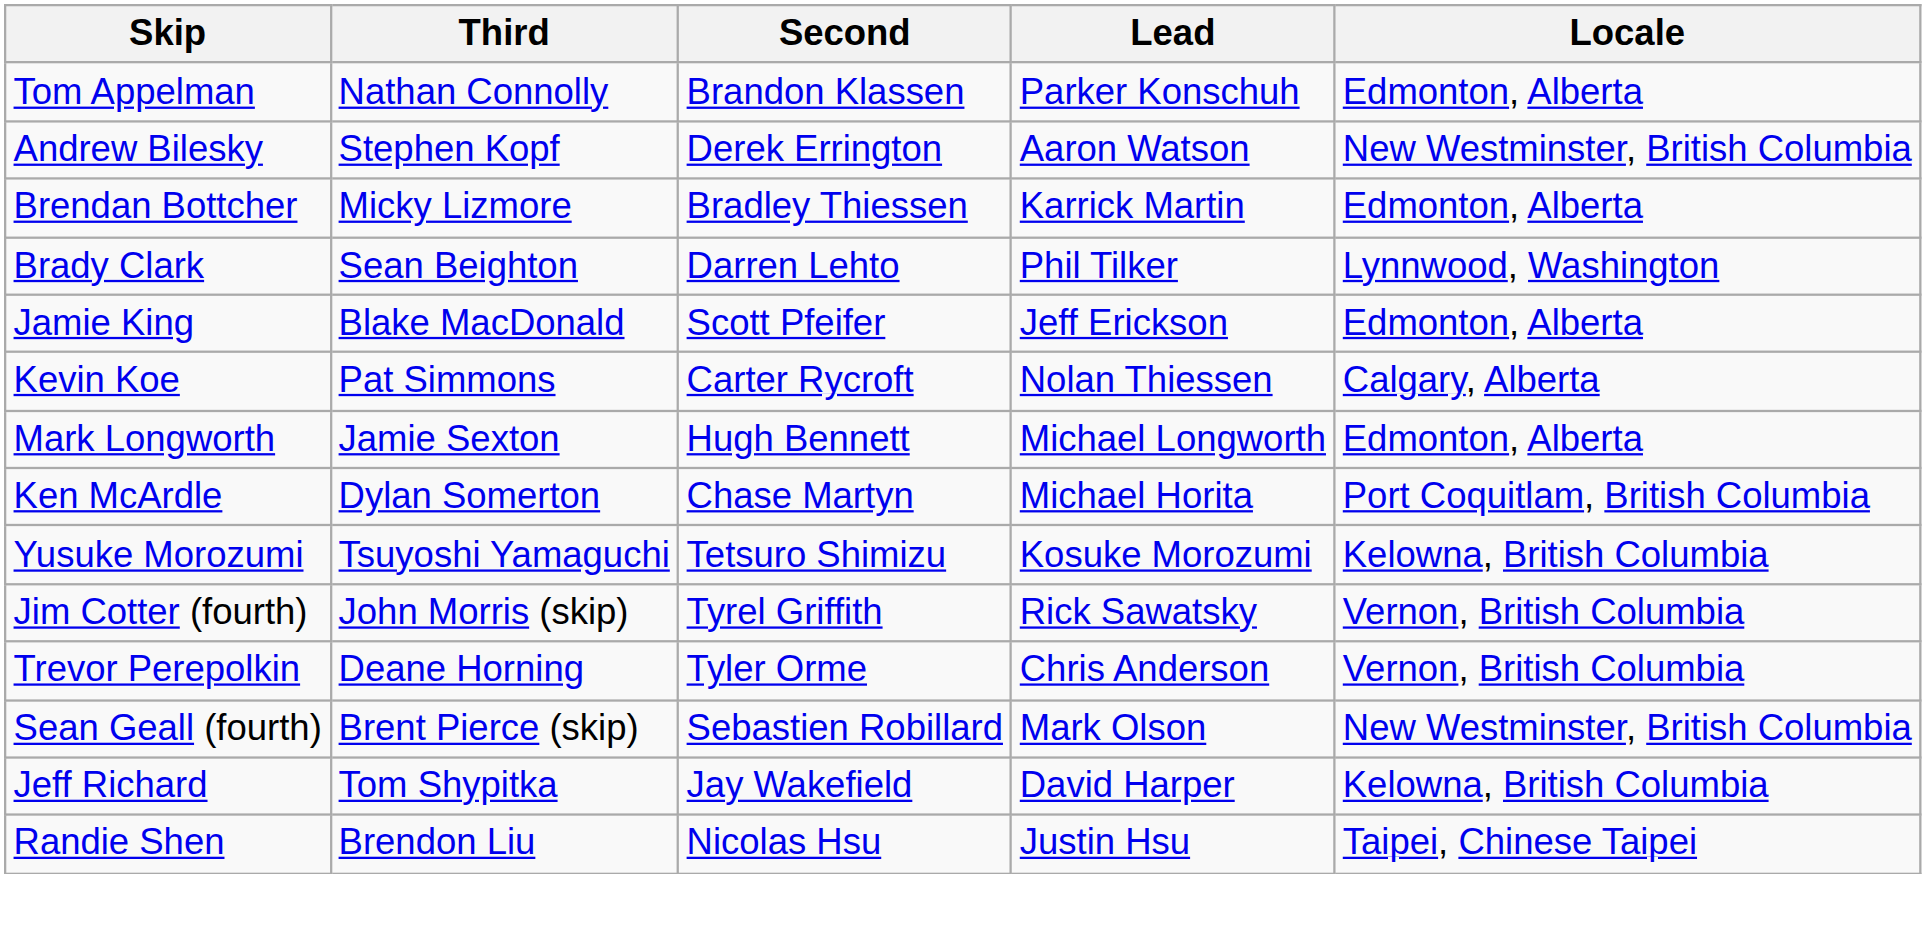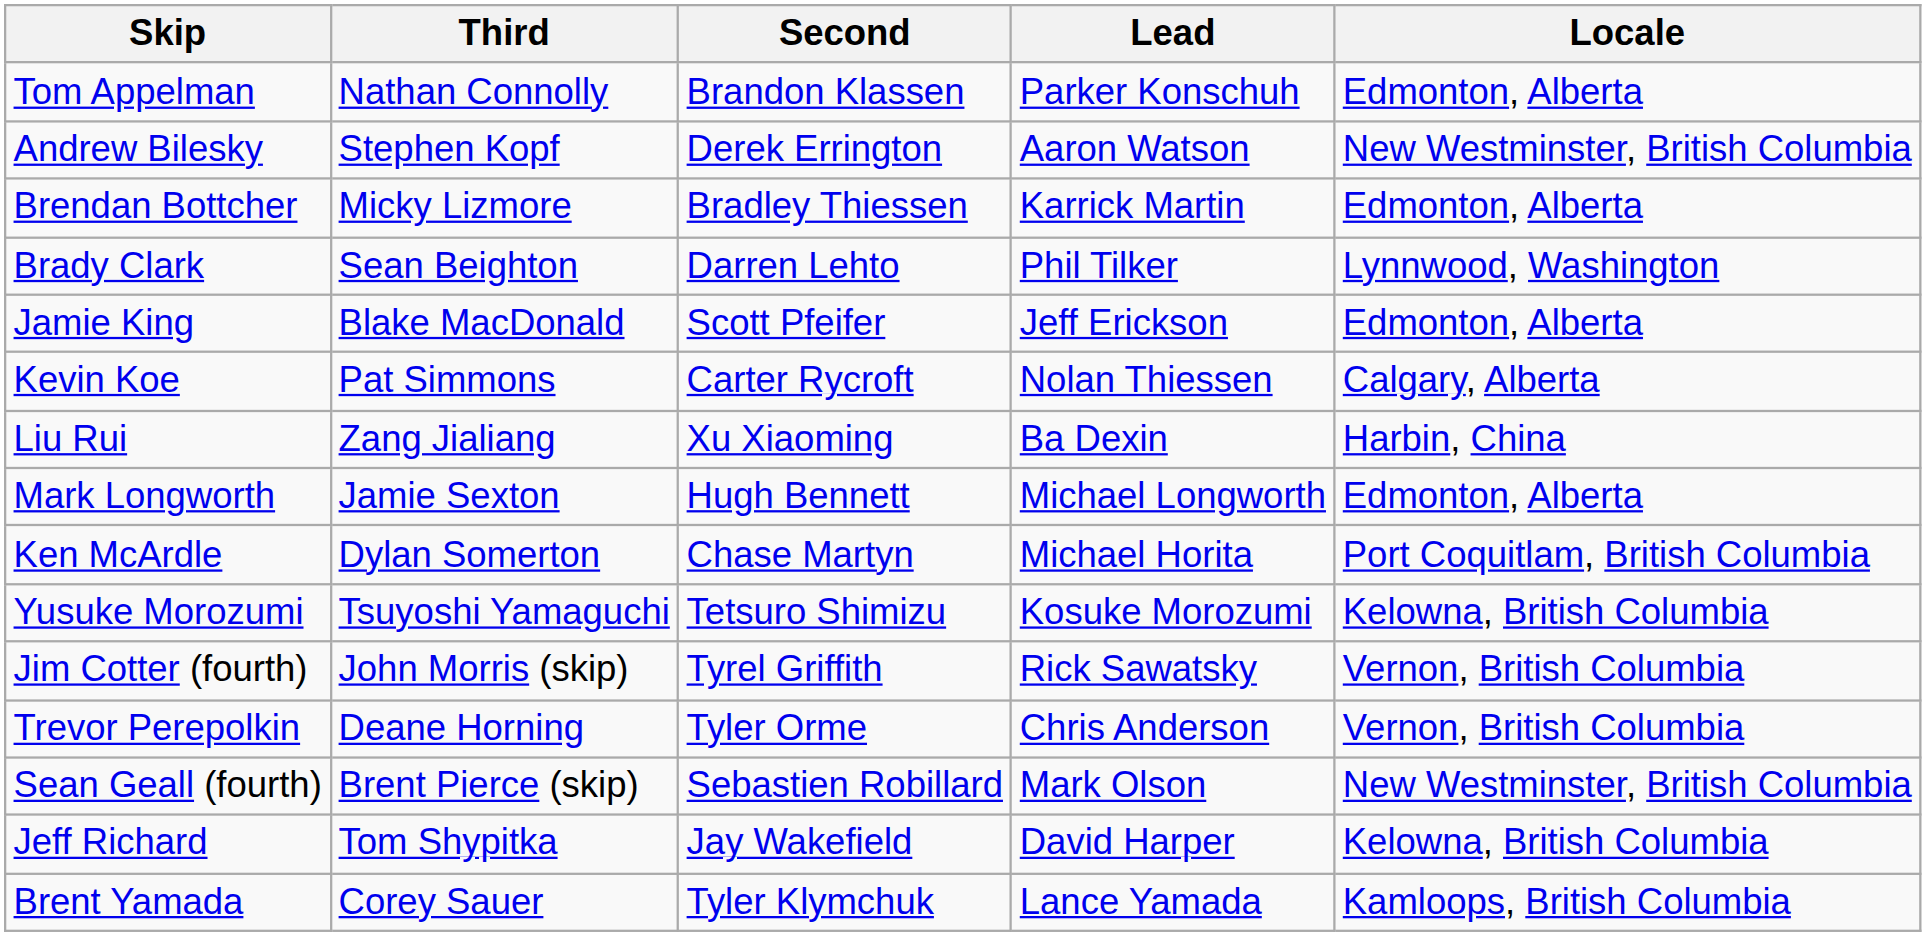+ row: (70, 438)
- row: (119, 843)
+ row: (128, 901)
